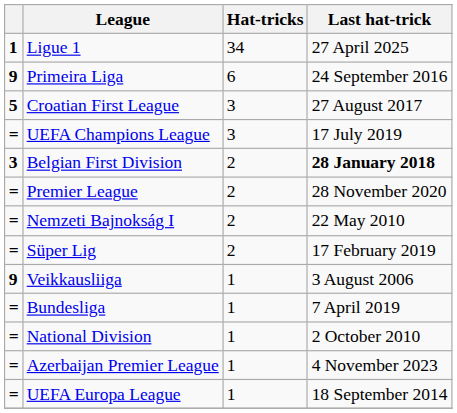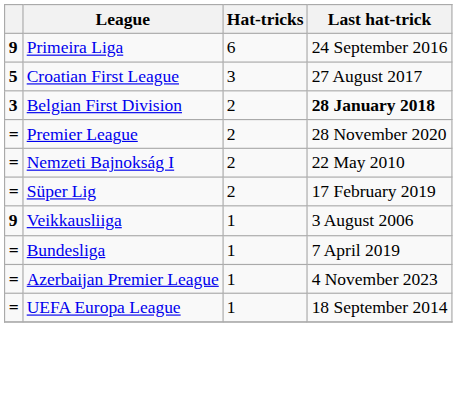- row: (54, 47)
- row: (118, 134)
- row: (89, 336)
